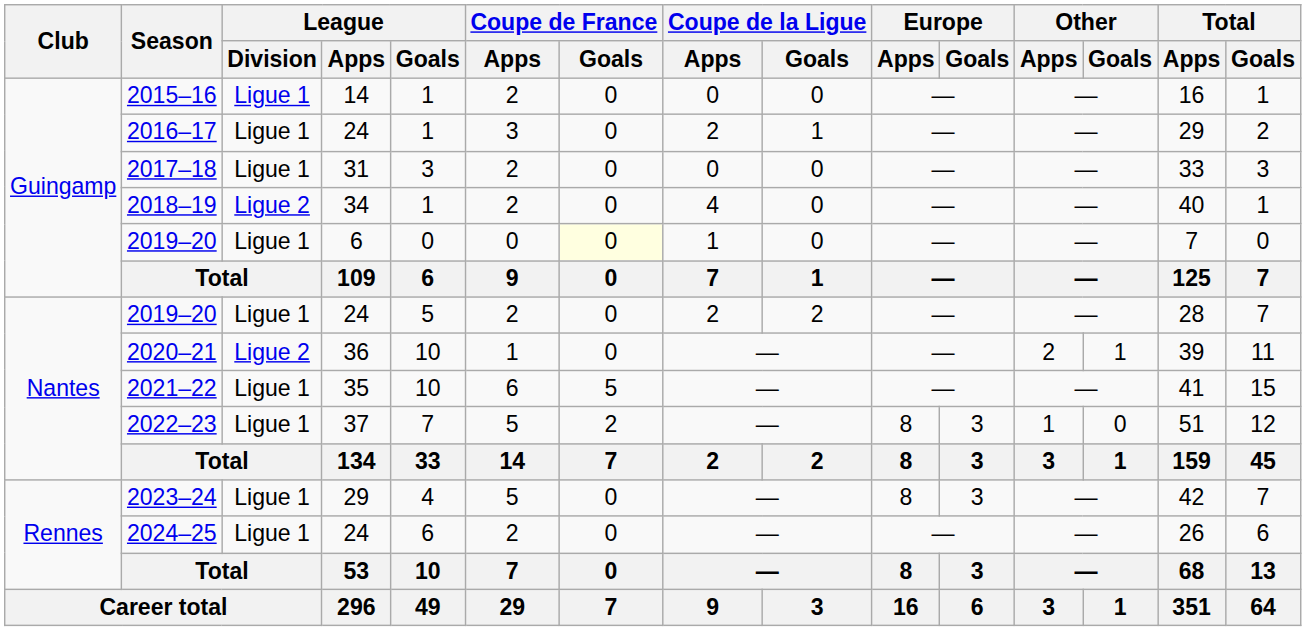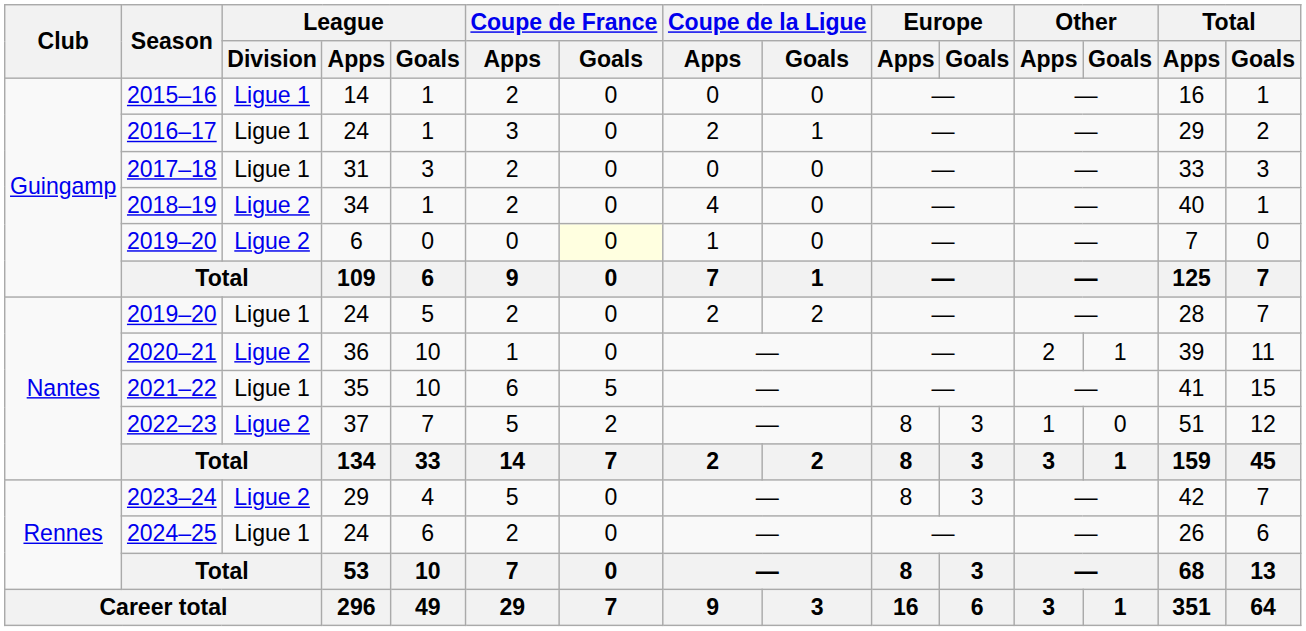(272, 242) Ligue 1 -> (272, 242) Ligue 2
(272, 424) Ligue 1 -> (272, 424) Ligue 2
(272, 497) Ligue 1 -> (272, 497) Ligue 2
